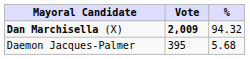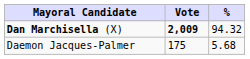(177, 46) 395 -> (177, 46) 175
